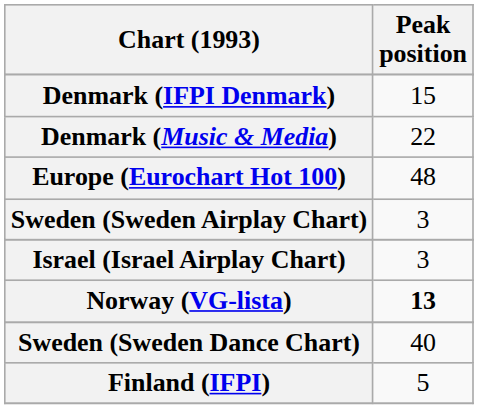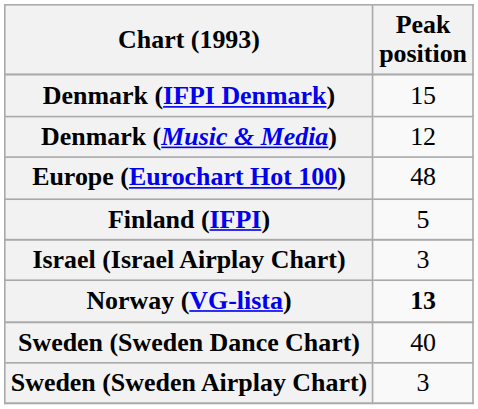(423, 136) 22 -> (423, 136) 12
rows swapped: (189, 383) <-> (189, 218)
